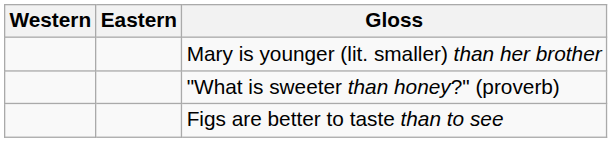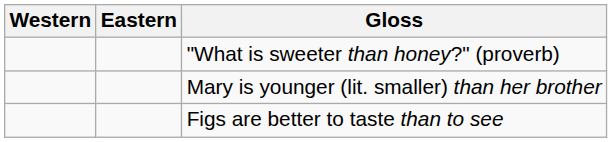rows swapped: (373, 86) <-> (394, 53)
